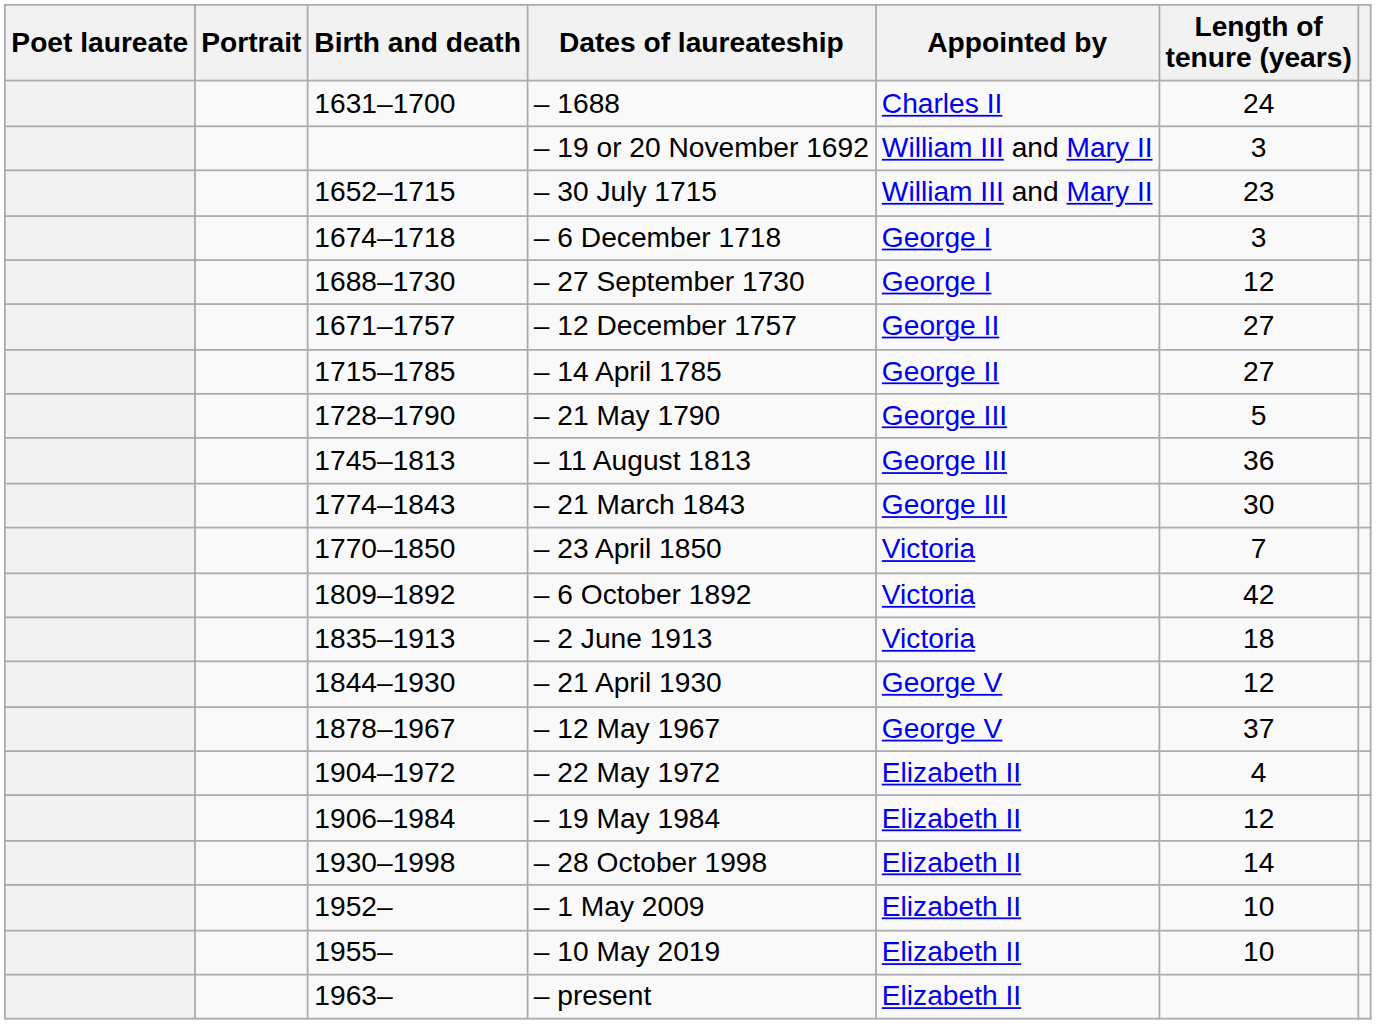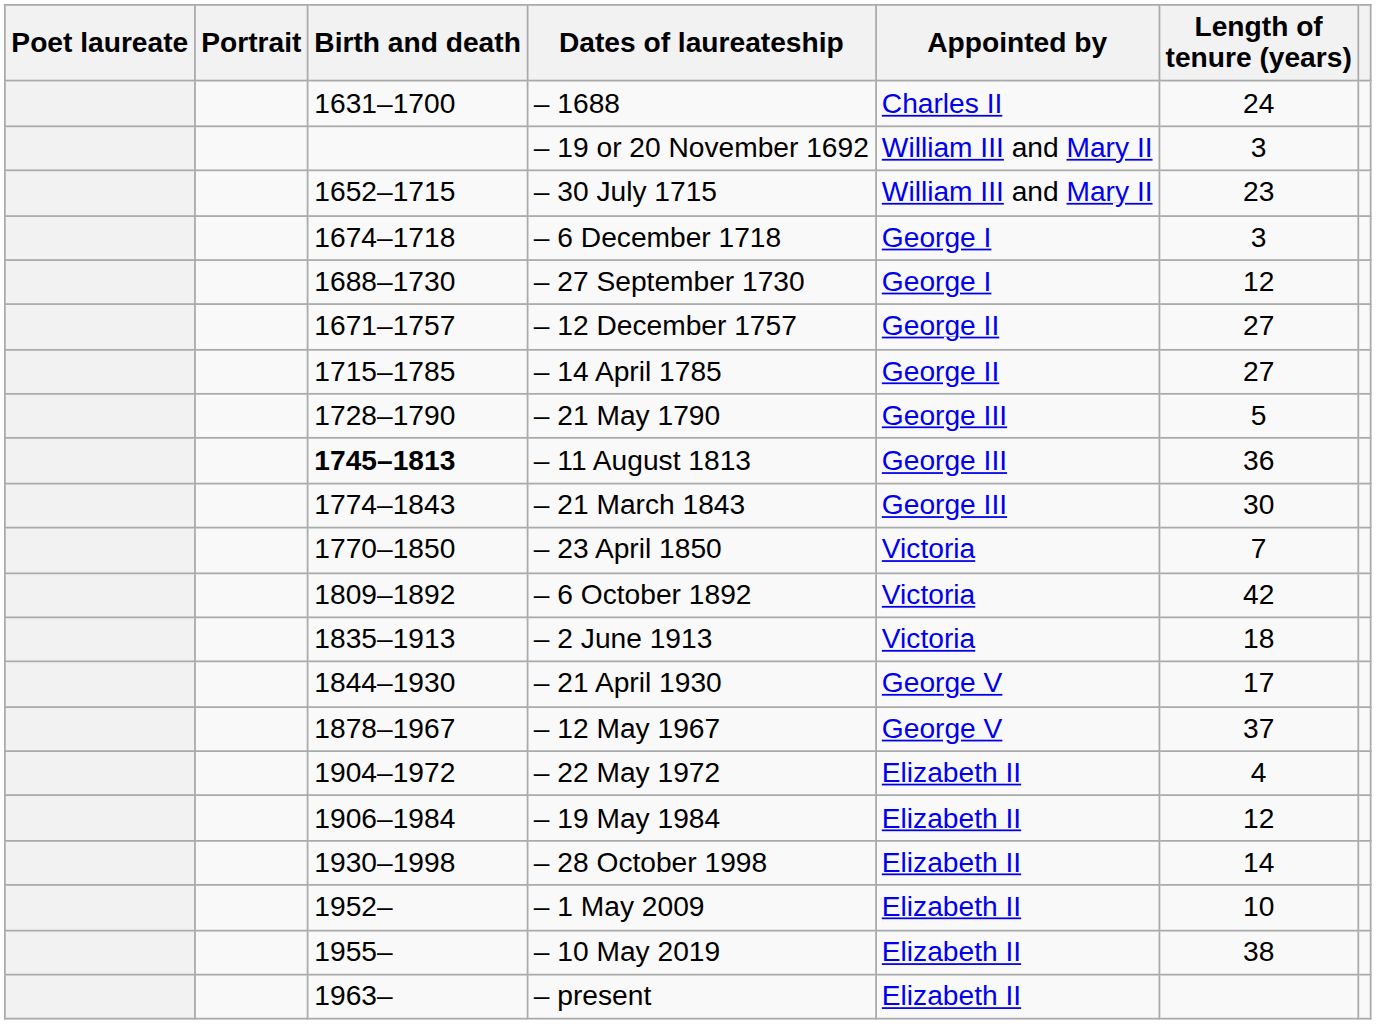(385, 460) normal -> (385, 460) bold
(1259, 683) 12 -> (1259, 683) 17
(1259, 951) 10 -> (1259, 951) 38
